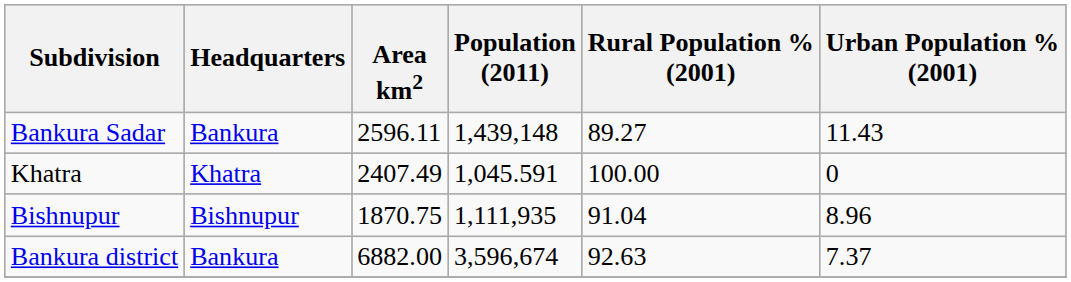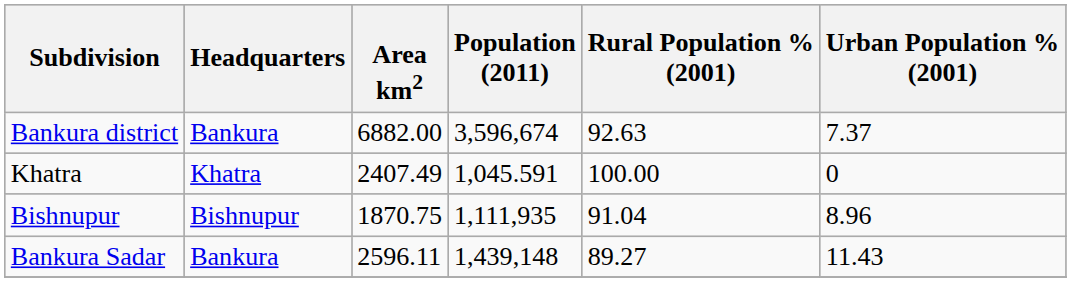rows swapped: (88, 132) <-> (94, 256)
